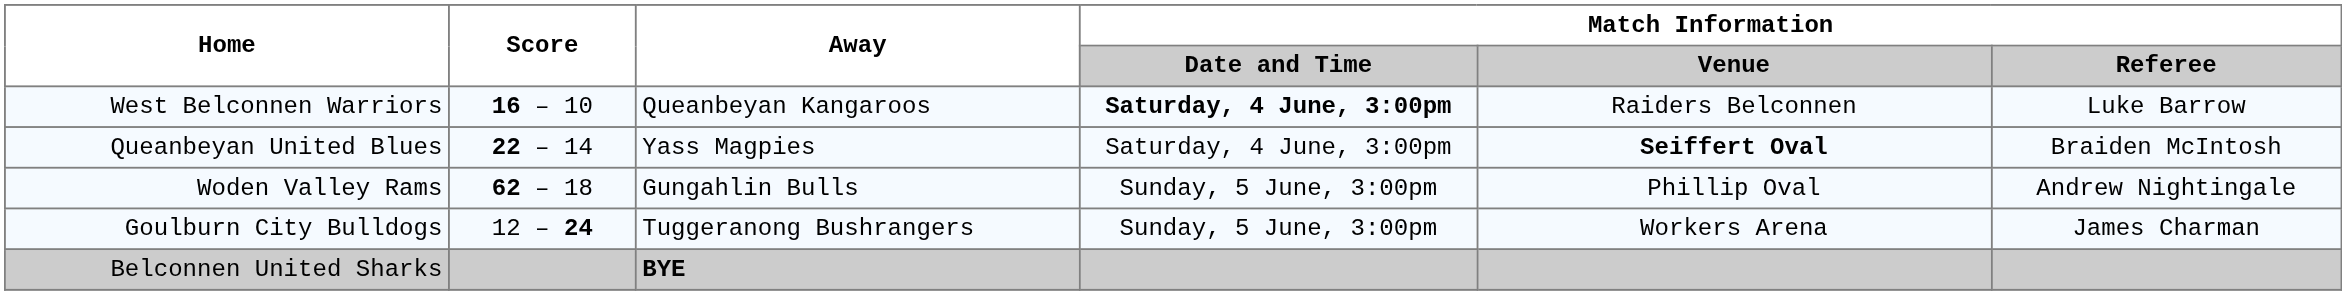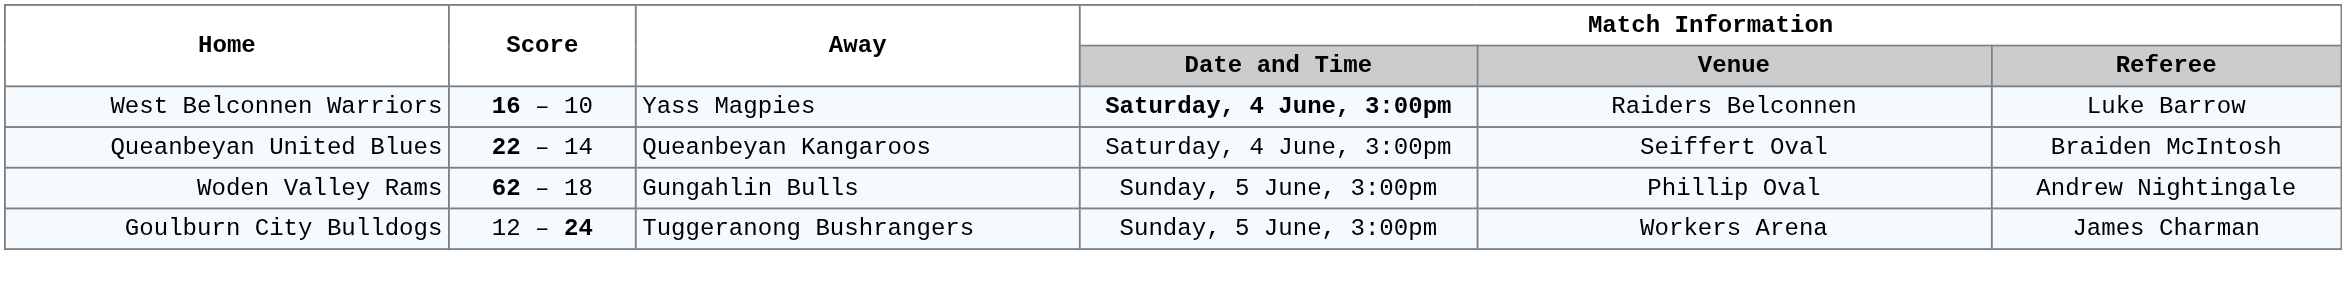(787, 107) Queanbeyan Kangaroos -> (729, 107) Yass Magpies
(729, 147) Yass Magpies -> (787, 147) Queanbeyan Kangaroos
(1734, 147) bold -> (1734, 147) normal
- row: (276, 269)
